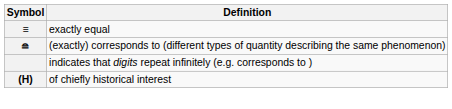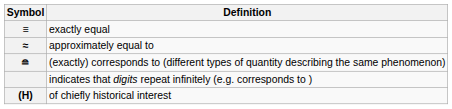+ row: (26, 45)
